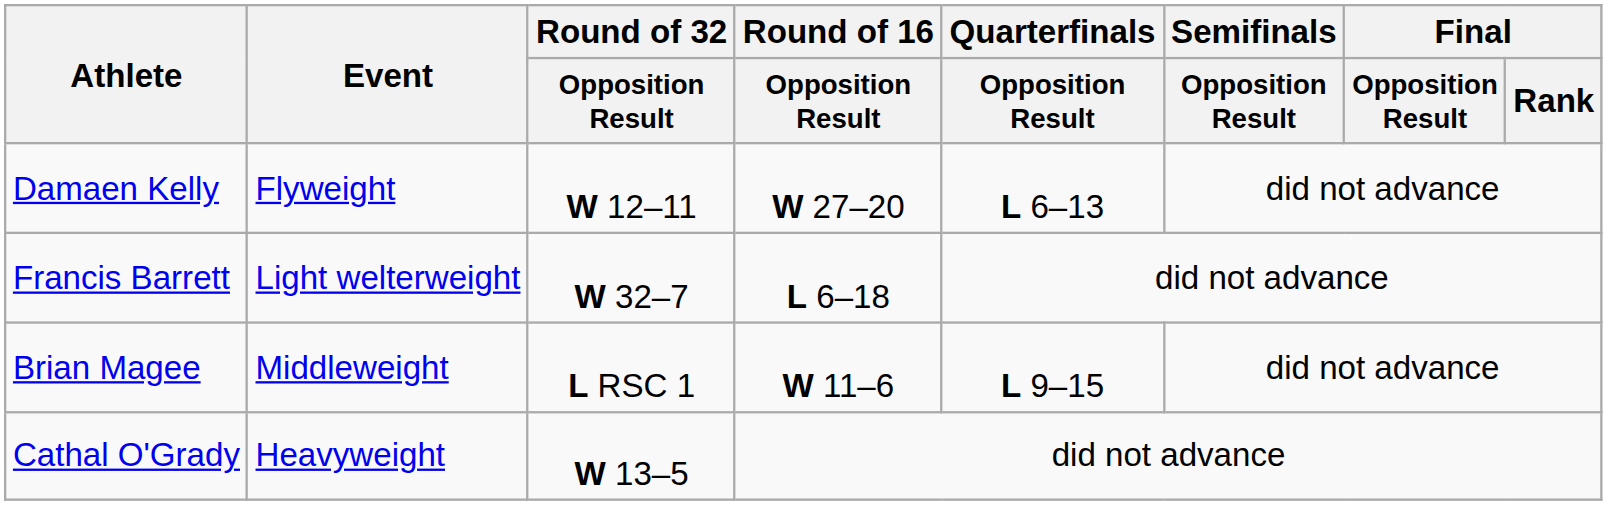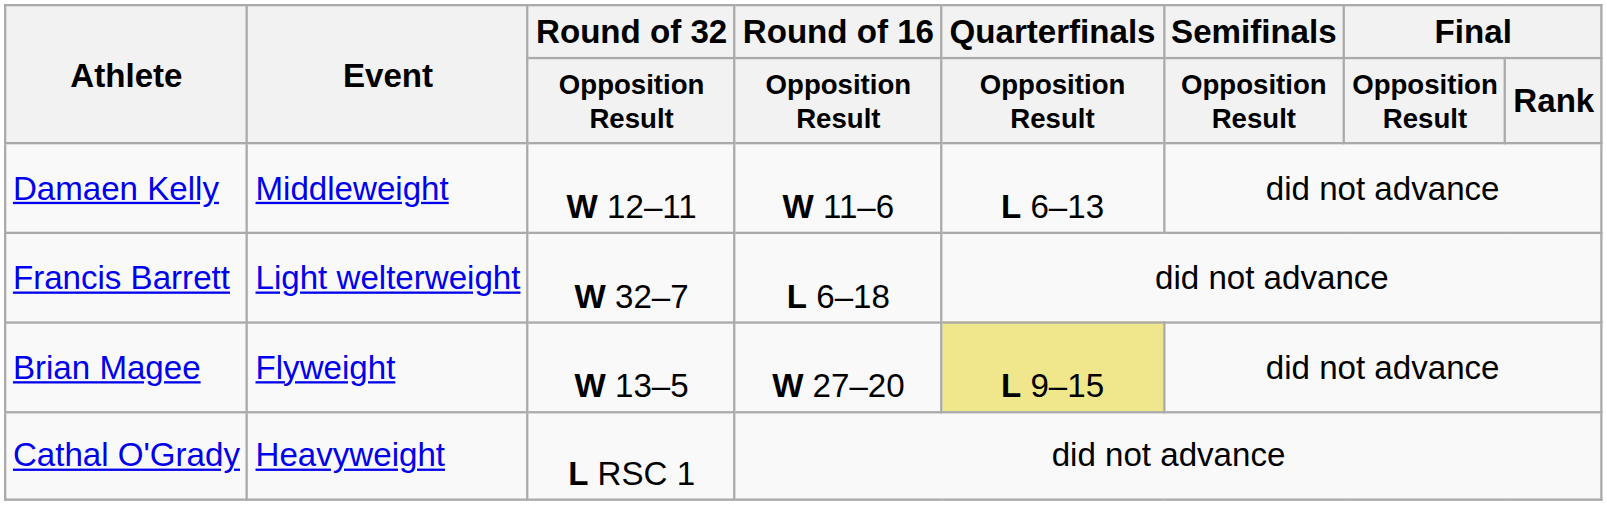(325, 189) Flyweight -> (352, 189) Middleweight
(838, 207) W 27–20 -> (838, 207) W 11–6
(352, 367) Middleweight -> (325, 367) Flyweight
(632, 385) L RSC 1 -> (632, 385) W 13–5
(838, 385) W 11–6 -> (838, 385) W 27–20
(1053, 385) no background -> (1053, 385) khaki background
(632, 475) W 13–5 -> (632, 475) L RSC 1
